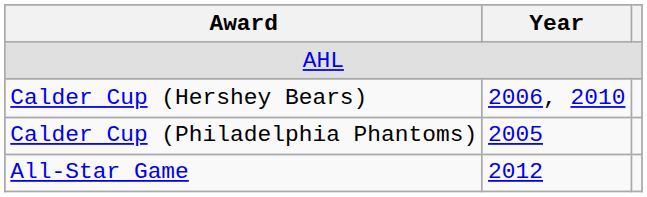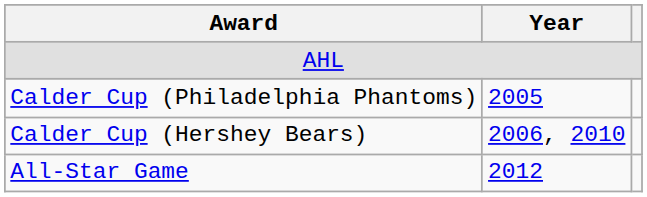rows swapped: (244, 135) <-> (189, 98)
